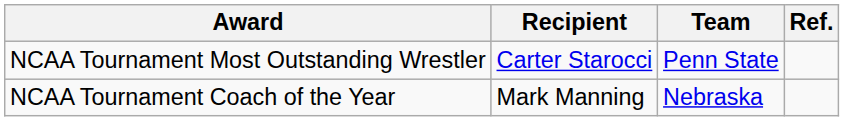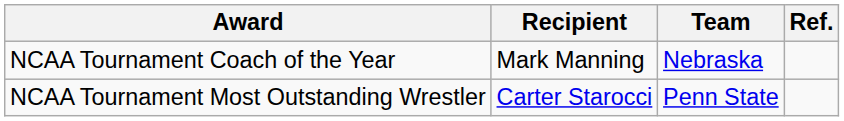rows swapped: (248, 60) <-> (203, 97)
